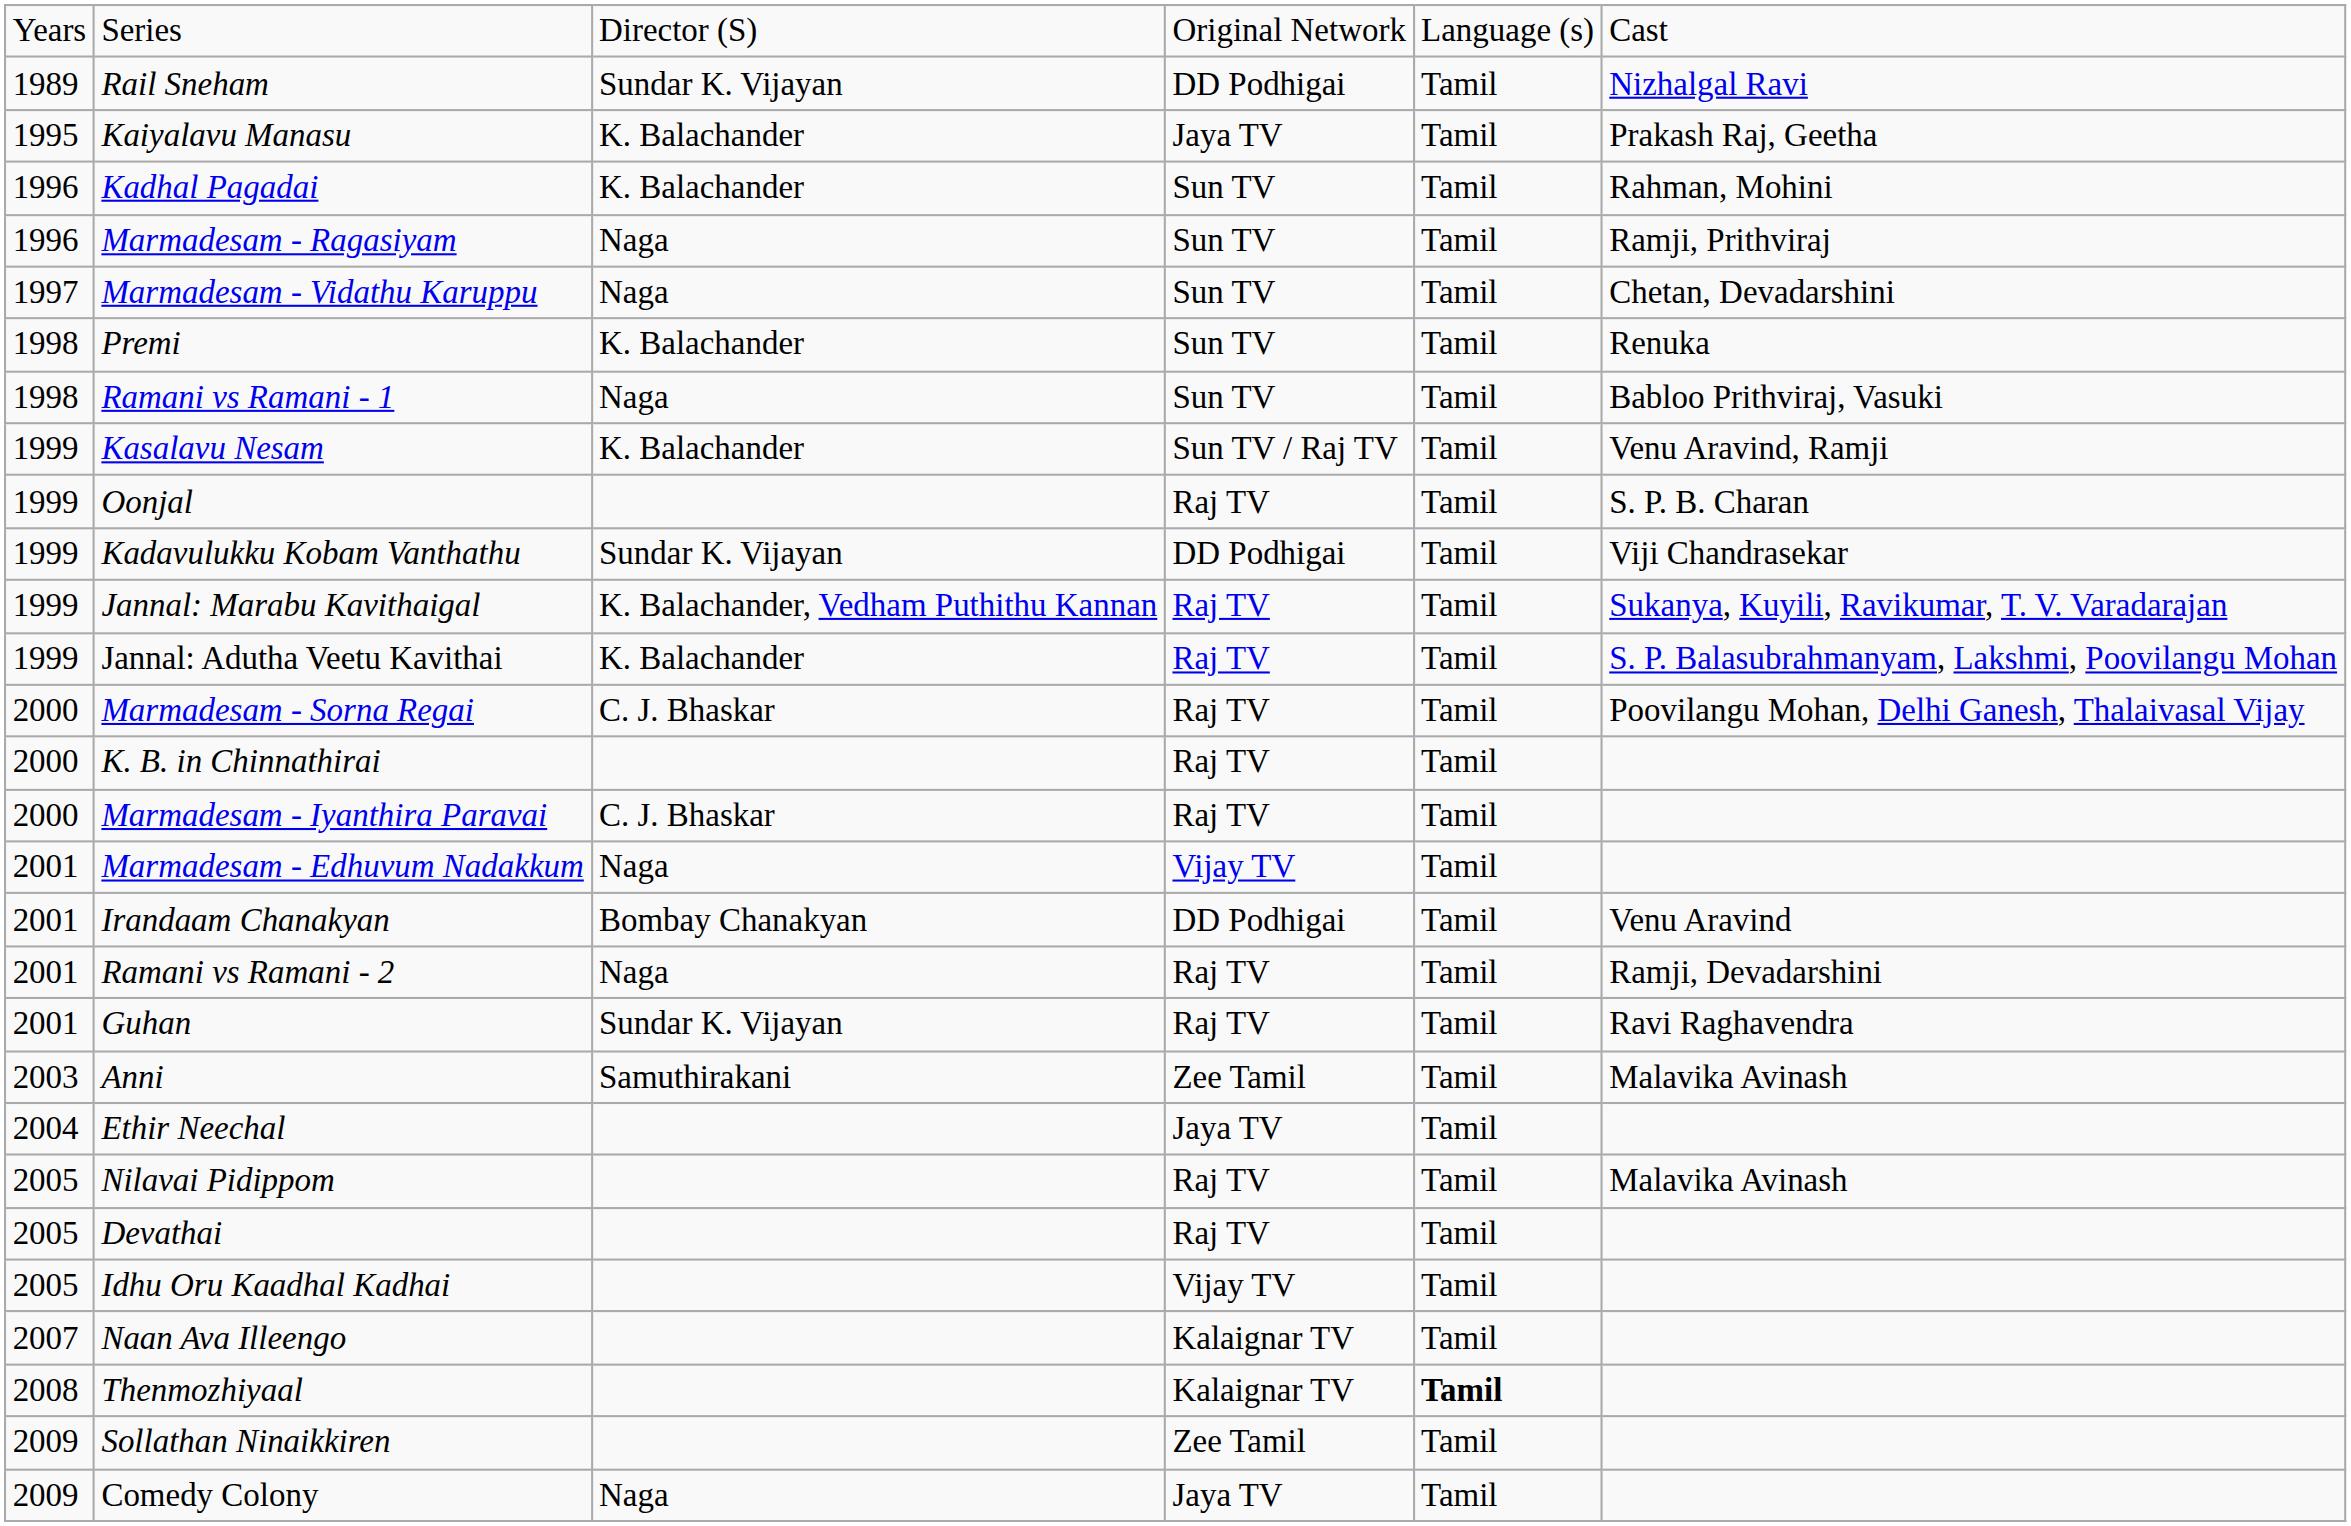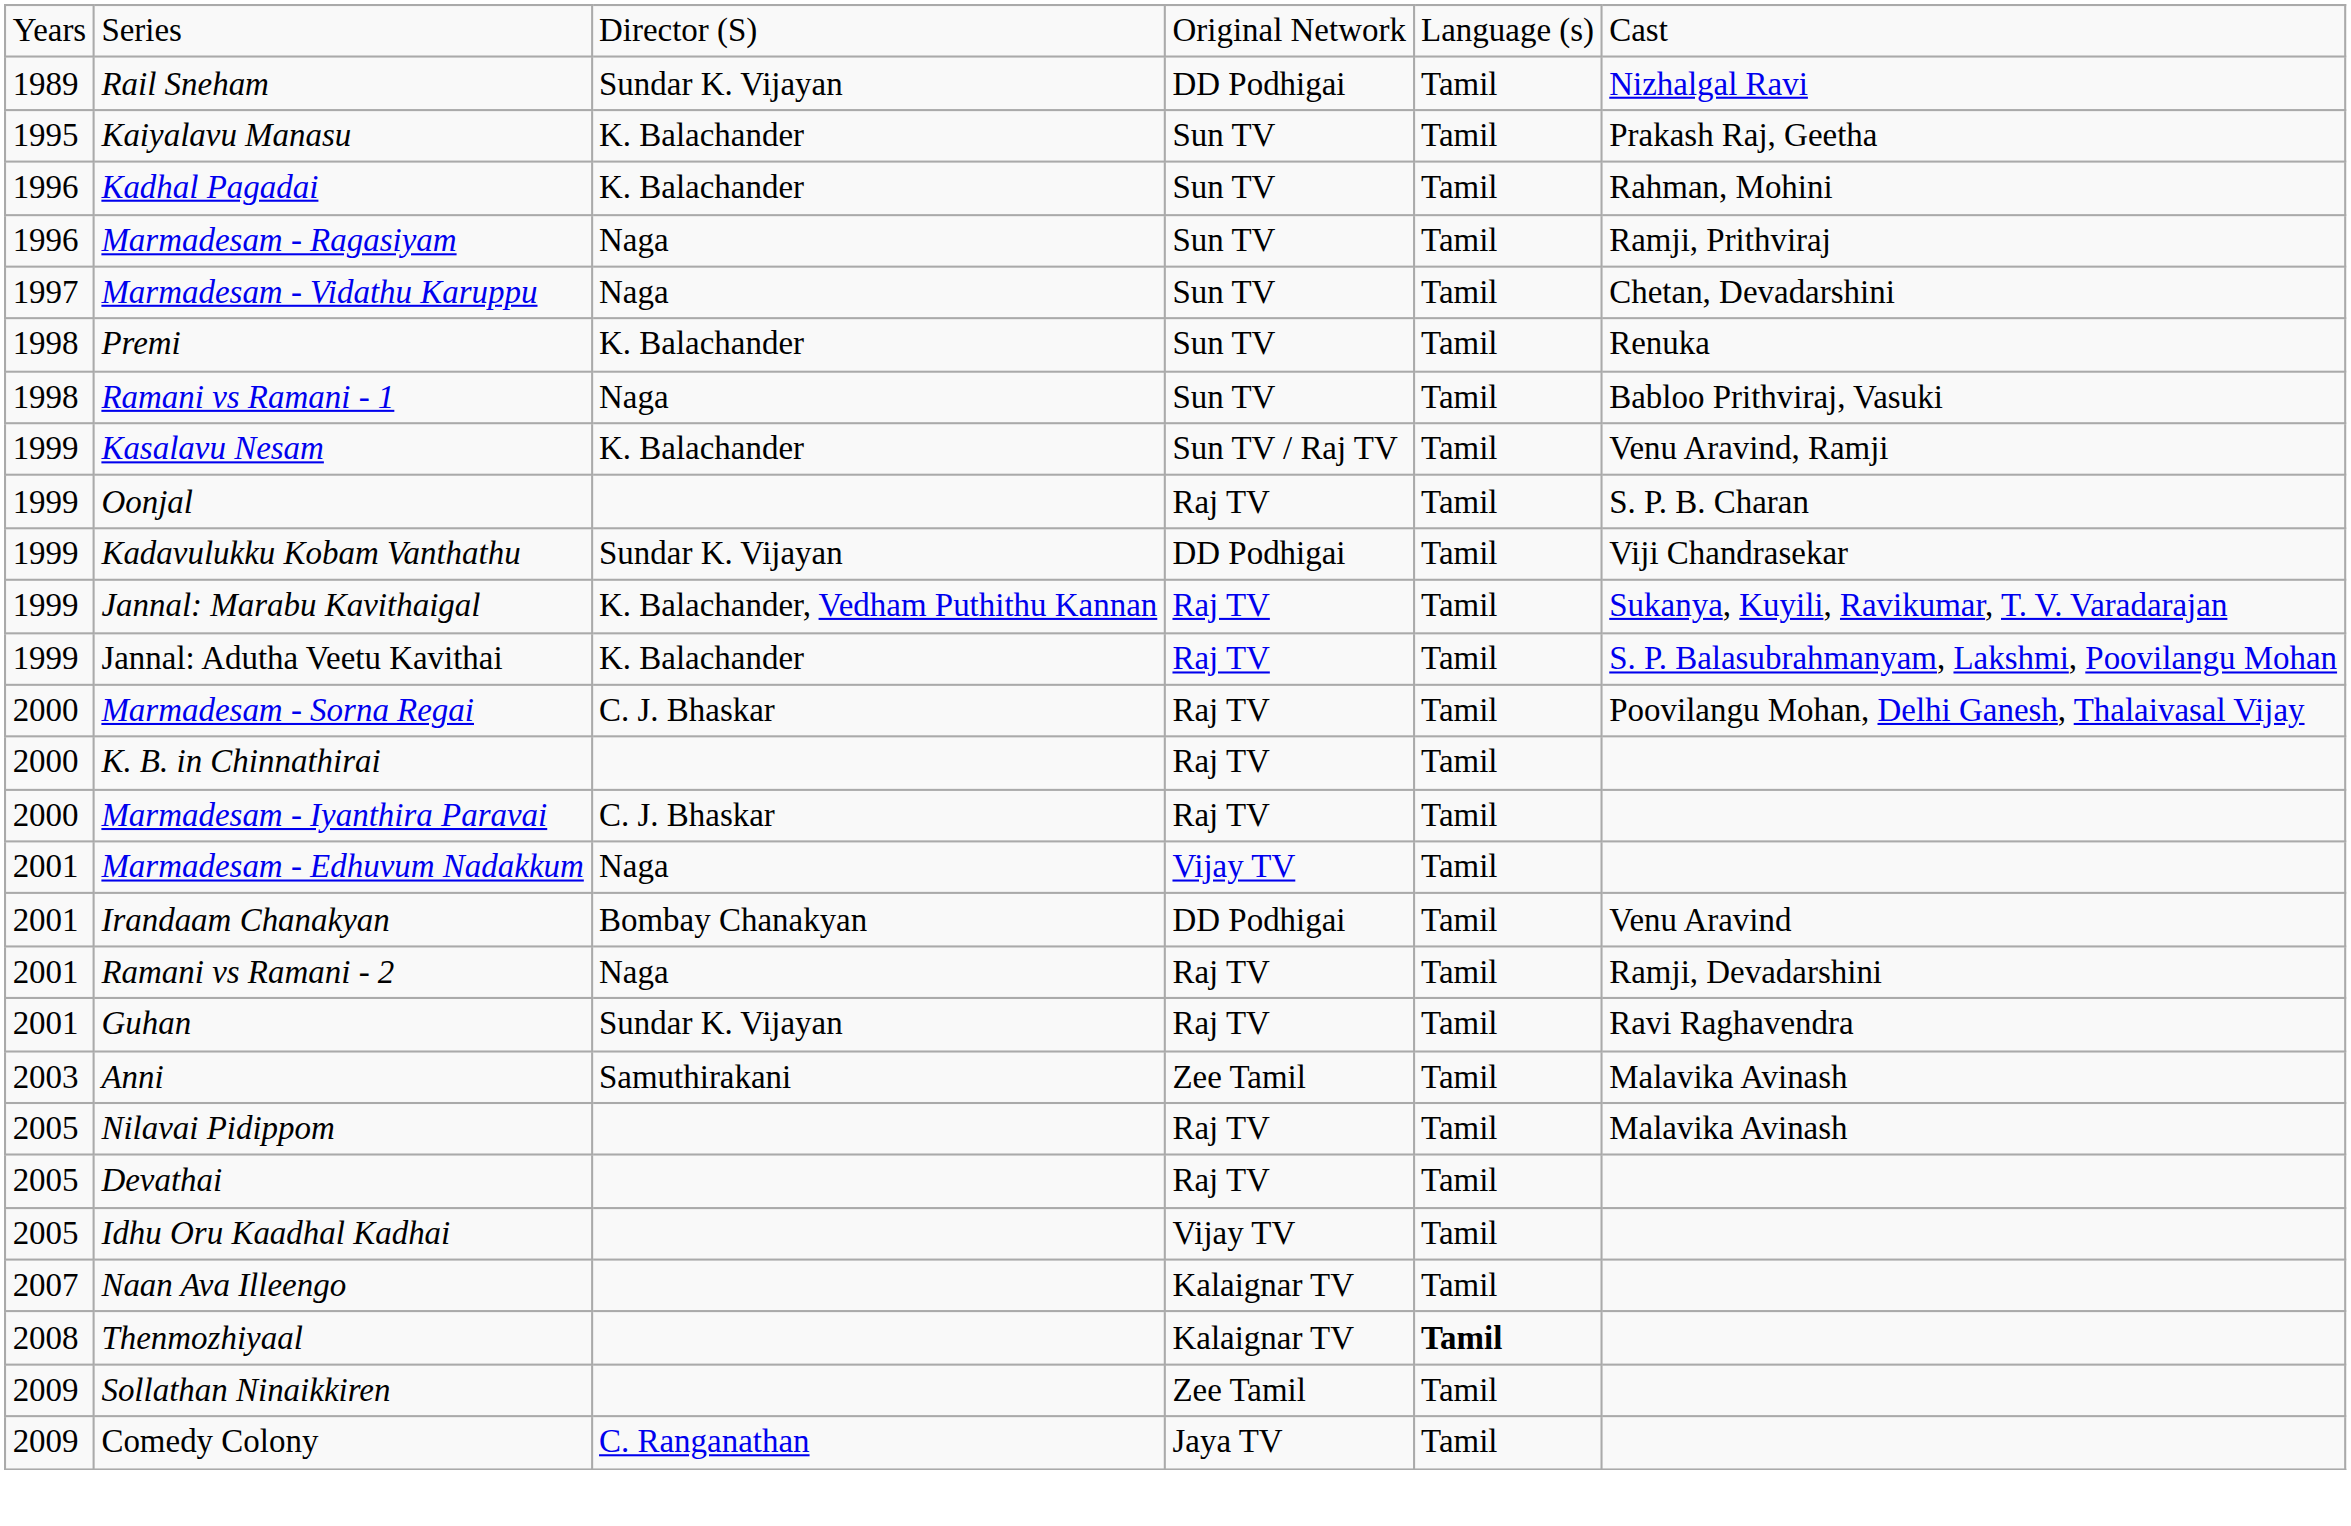(1228, 135) Jaya TV -> (1224, 135) Sun TV
- row: (193, 1128)
(634, 1494) Naga -> (704, 1441) C. Ranganathan
